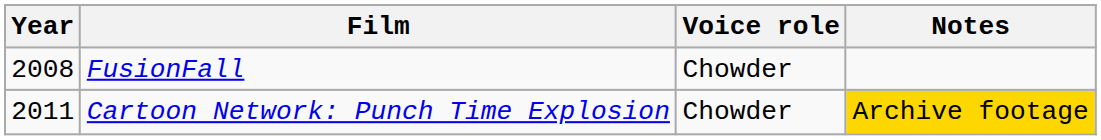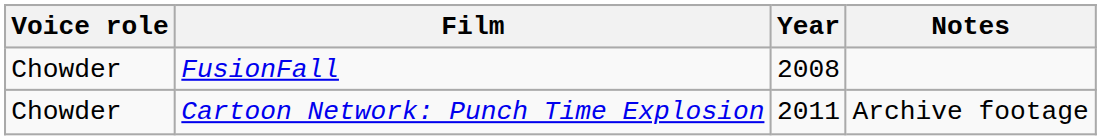columns swapped: (43, 26) <-> (761, 26)
(971, 112) gold background -> (971, 112) no background
